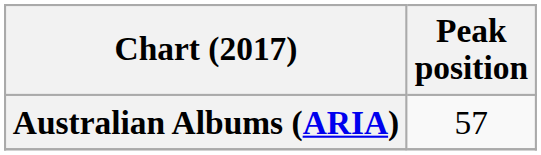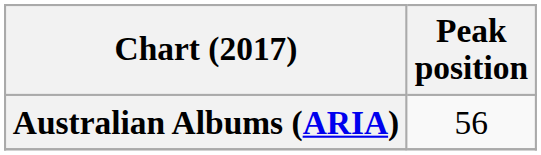(471, 121) 57 -> (471, 121) 56
